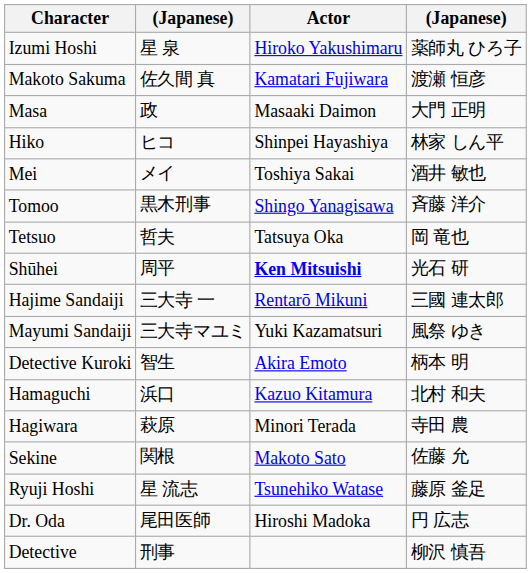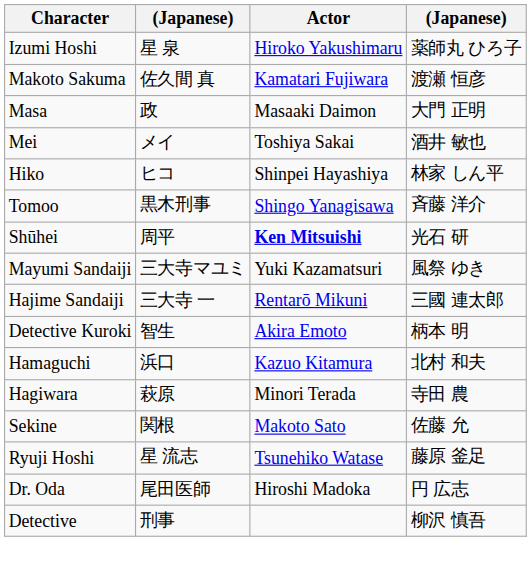rows swapped: (26, 142) <-> (23, 174)
- row: (32, 237)
rows swapped: (70, 331) <-> (66, 300)
